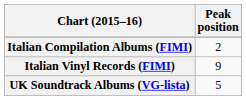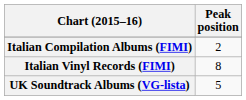(218, 66) 9 -> (218, 66) 8
